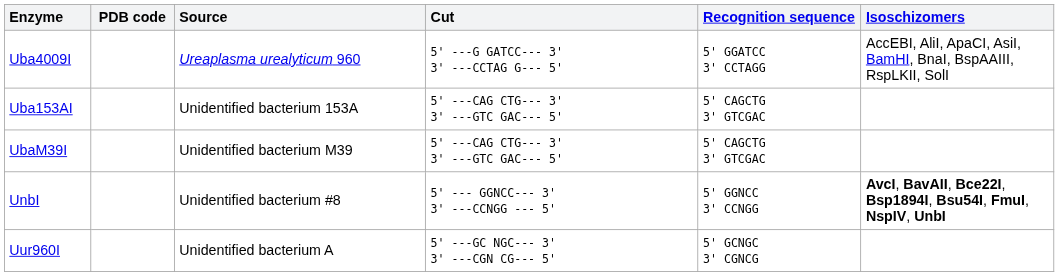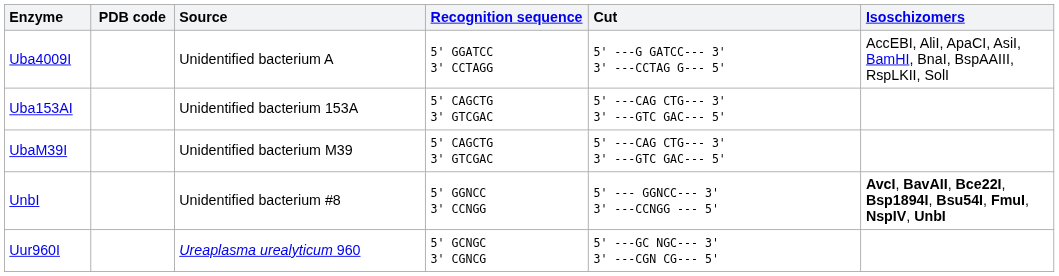columns swapped: (779, 17) <-> (442, 17)
(270, 59) Ureaplasma urealyticum 960 -> (256, 59) Unidentified bacterium A
(256, 250) Unidentified bacterium A -> (270, 250) Ureaplasma urealyticum 960
